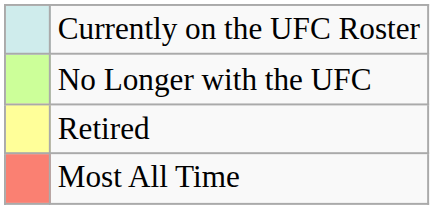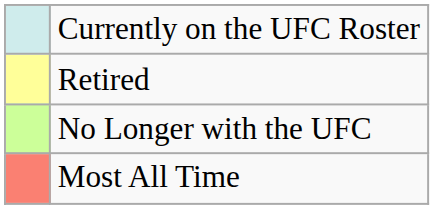rows swapped: (215, 78) <-> (104, 128)
